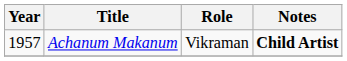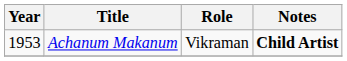(24, 42) 1957 -> (24, 42) 1953
